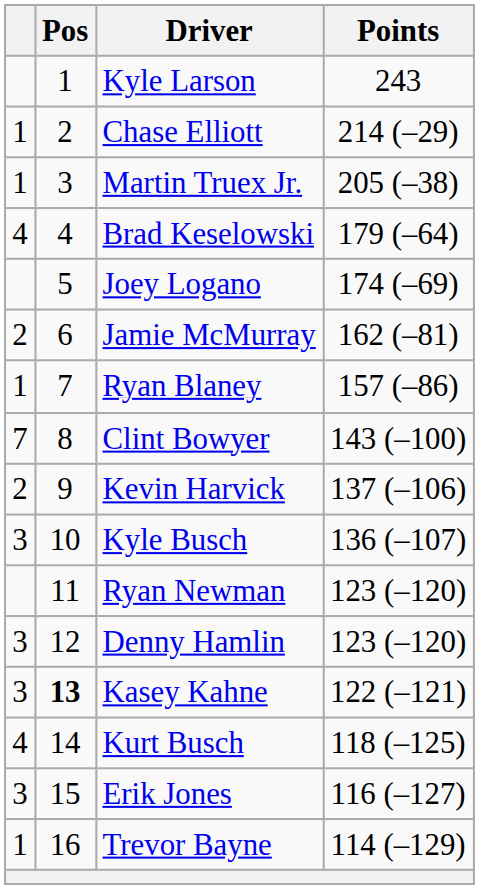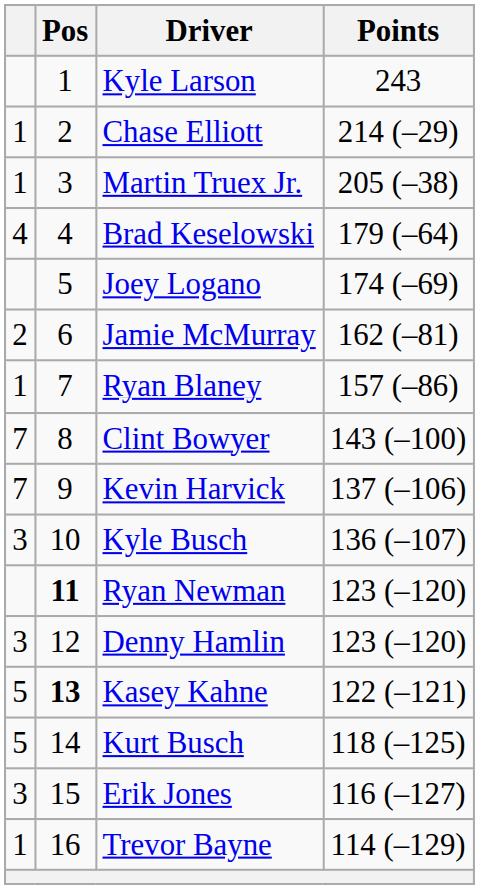(20, 488) 2 -> (20, 488) 7
(65, 589) normal -> (65, 589) bold
(20, 691) 3 -> (20, 691) 5
(20, 742) 4 -> (20, 742) 5
